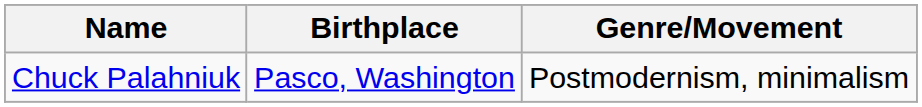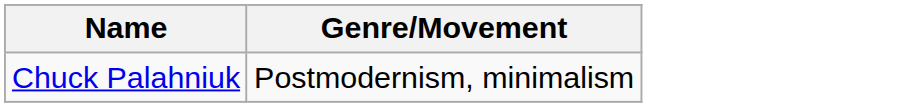- column: (385, 28)
